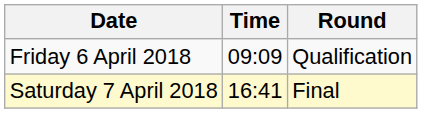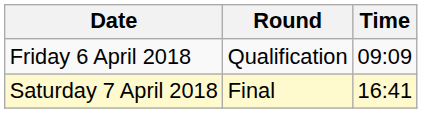columns swapped: (255, 21) <-> (352, 21)
